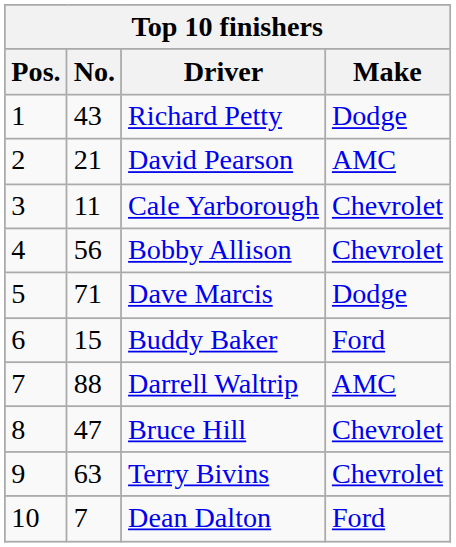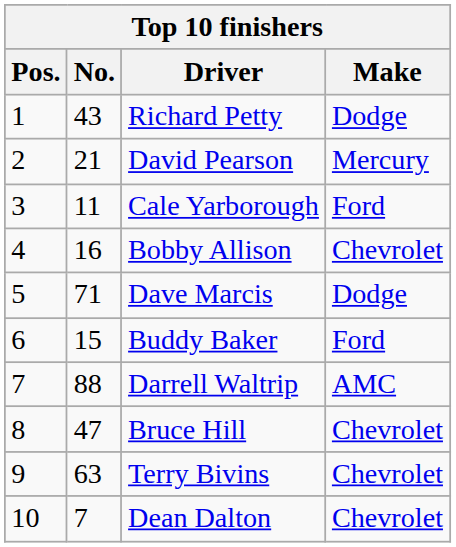(364, 160) AMC -> (380, 160) Mercury
(387, 205) Chevrolet -> (359, 205) Ford
(88, 250) 56 -> (88, 250) 16
(359, 518) Ford -> (387, 518) Chevrolet
